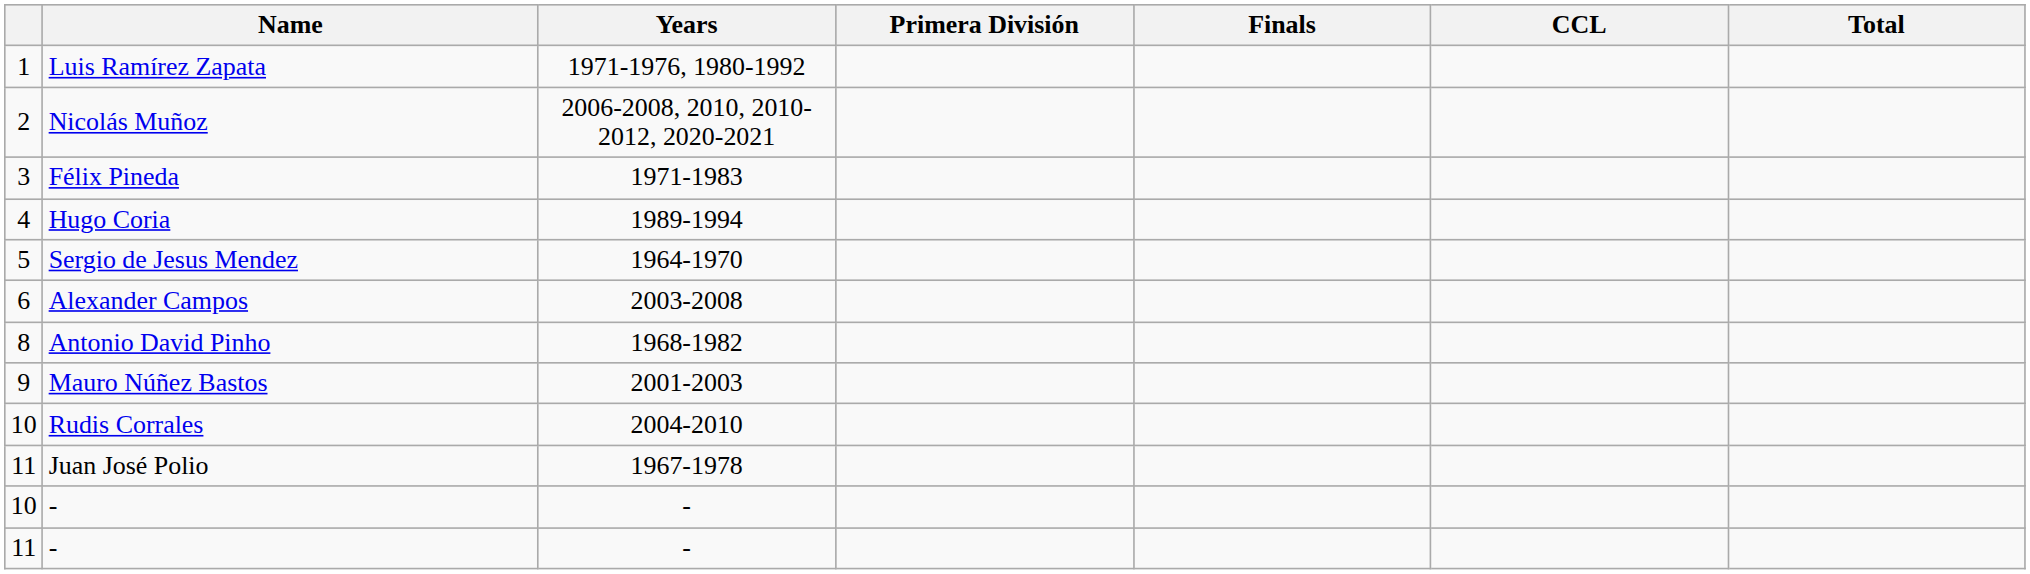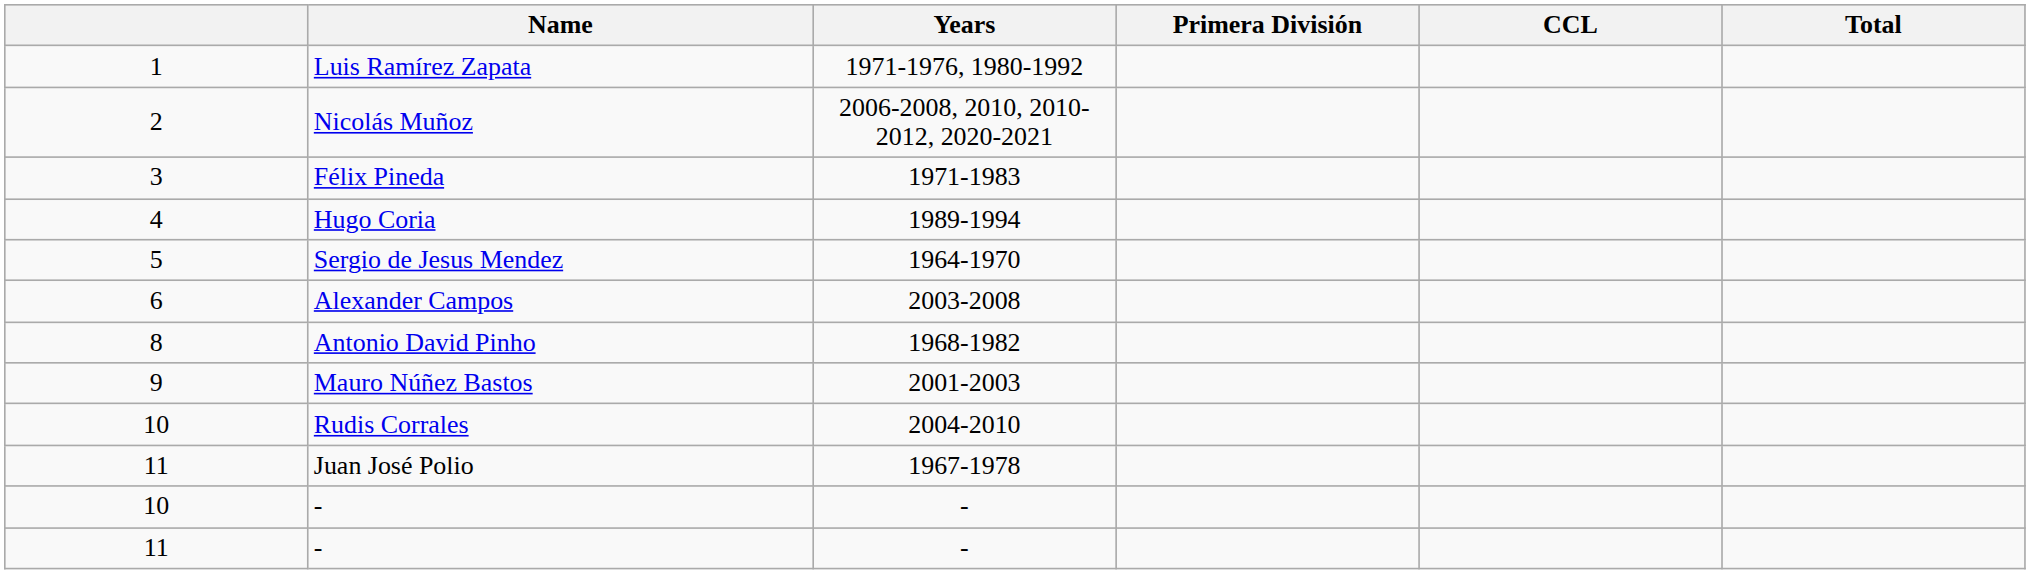- column: (1282, 25)
